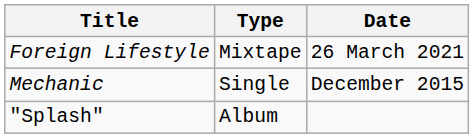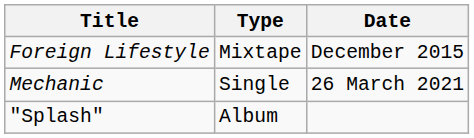(387, 53) 26 March 2021 -> (387, 53) December 2015
(387, 85) December 2015 -> (387, 85) 26 March 2021
